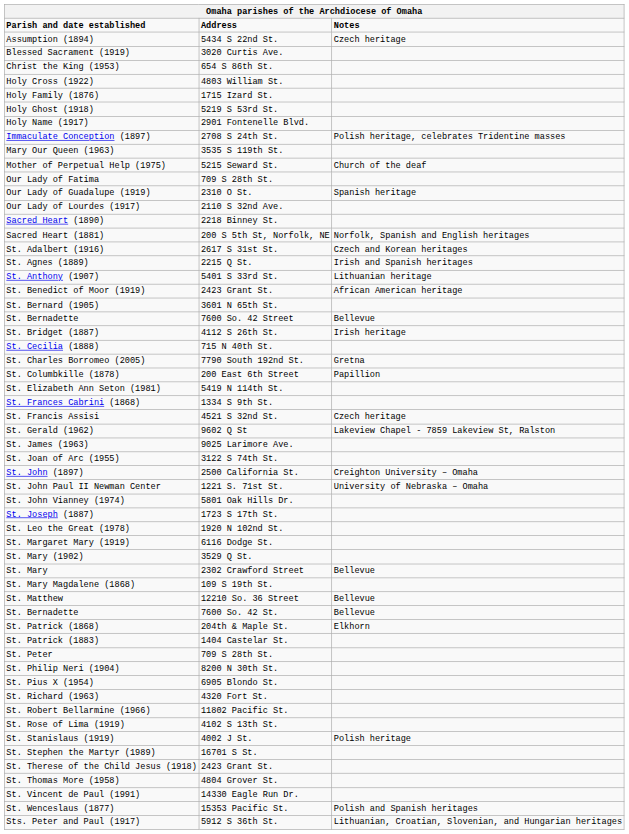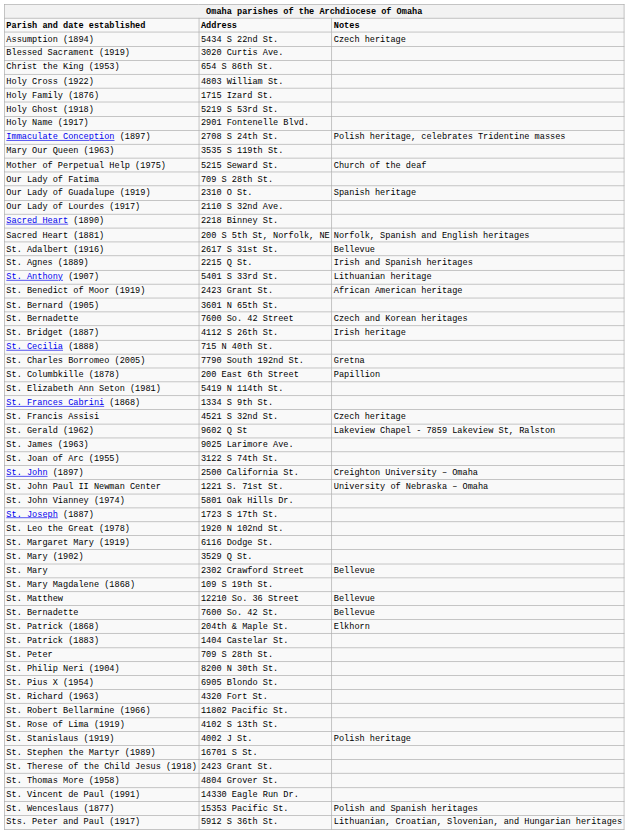(401, 249) Czech and Korean heritages -> (354, 249) Bellevue
(354, 319) Bellevue -> (401, 319) Czech and Korean heritages
